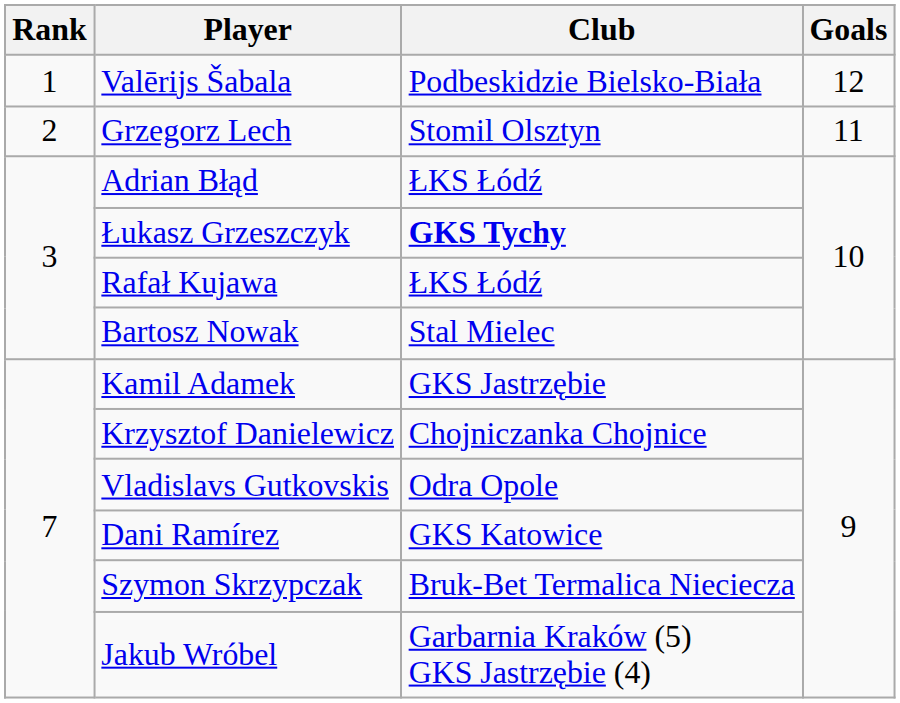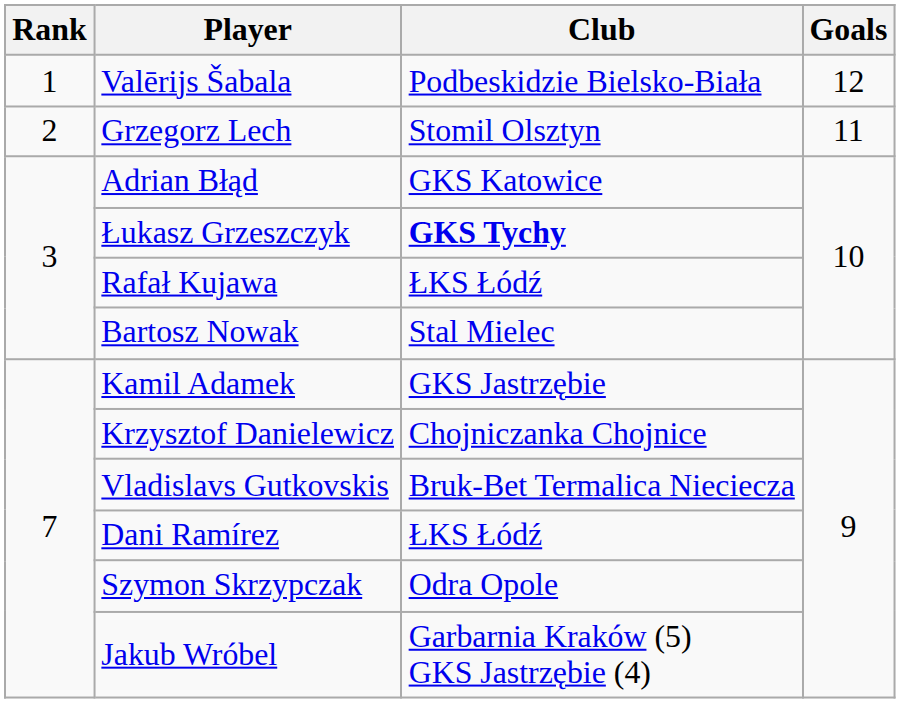(475, 181) ŁKS Łódź -> (505, 181) GKS Katowice
(483, 484) Odra Opole -> (602, 484) Bruk-Bet Termalica Nieciecza
(505, 534) GKS Katowice -> (475, 534) ŁKS Łódź
(602, 585) Bruk-Bet Termalica Nieciecza -> (483, 585) Odra Opole
